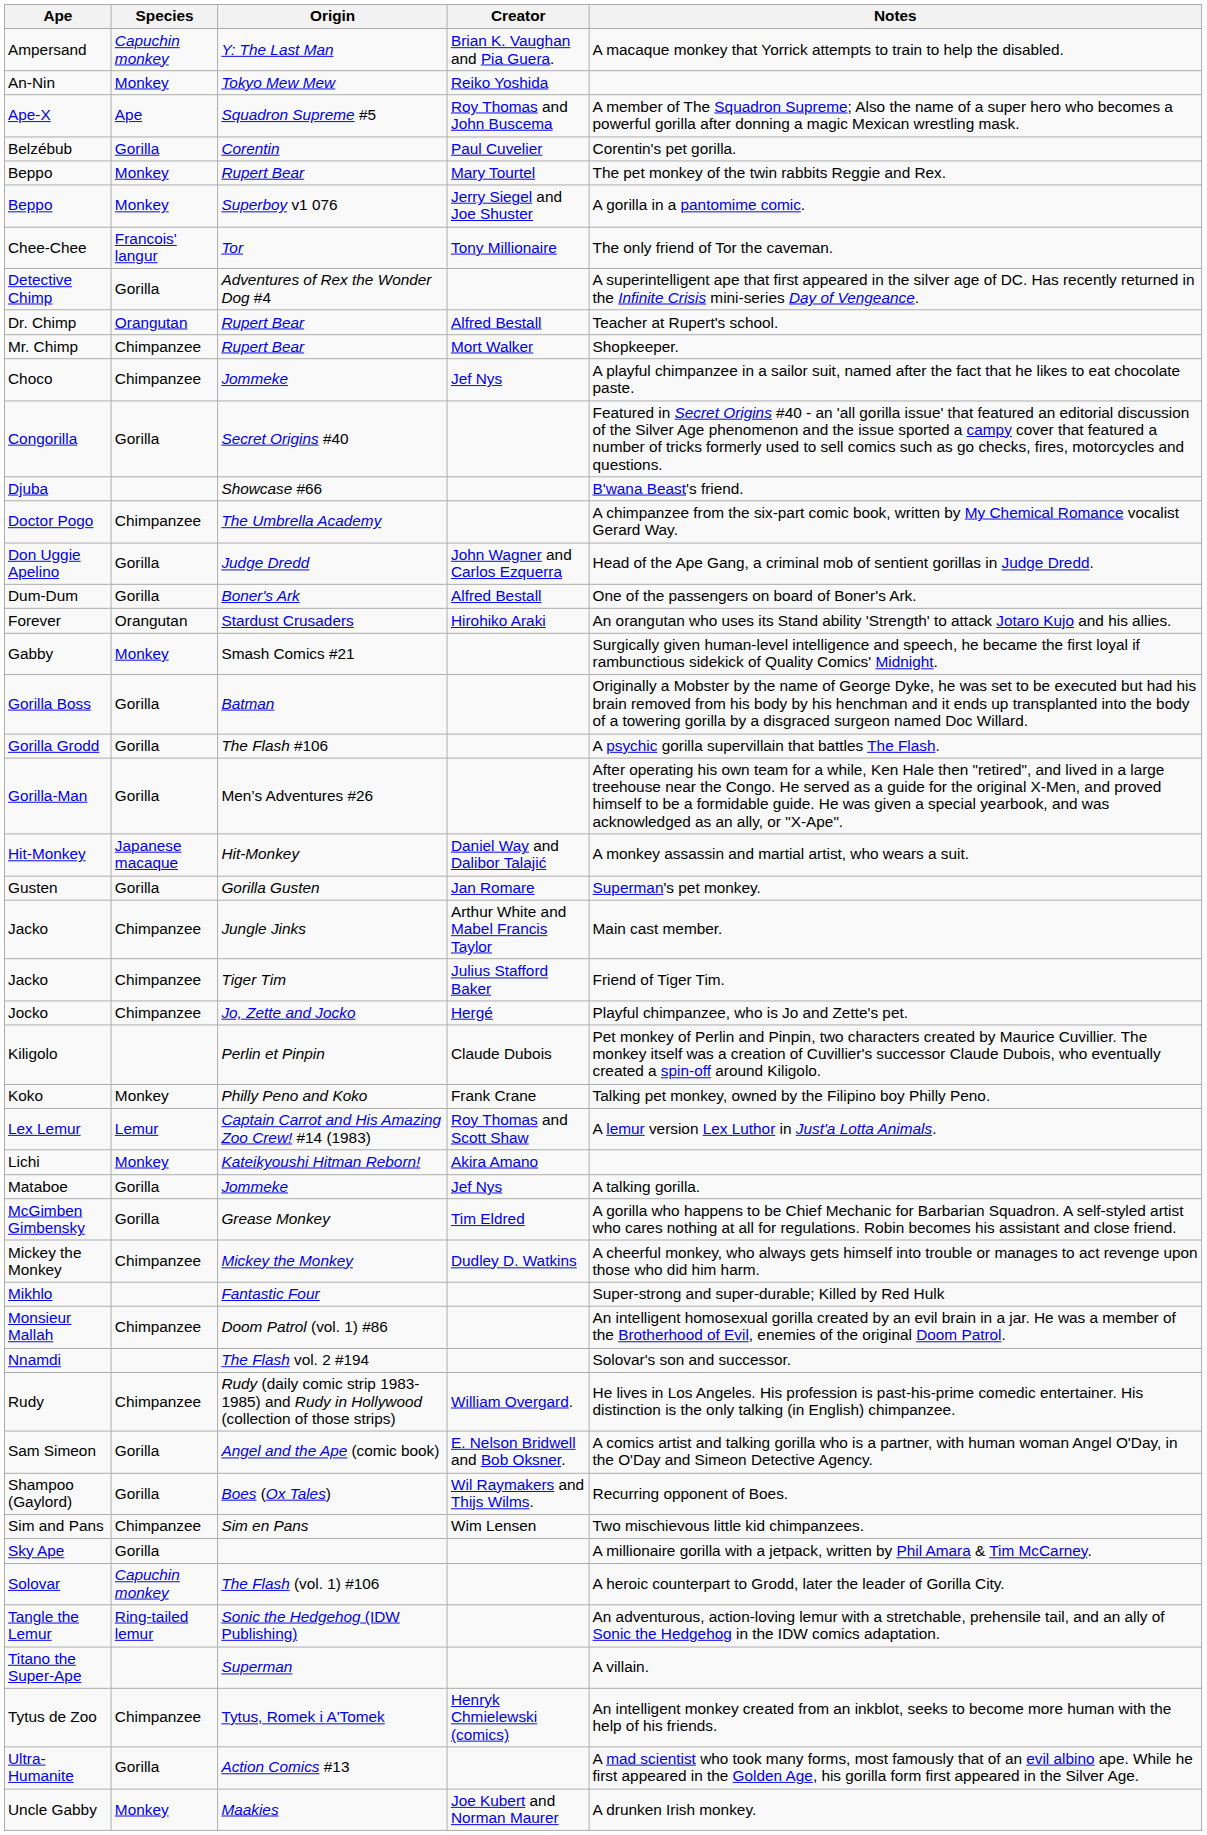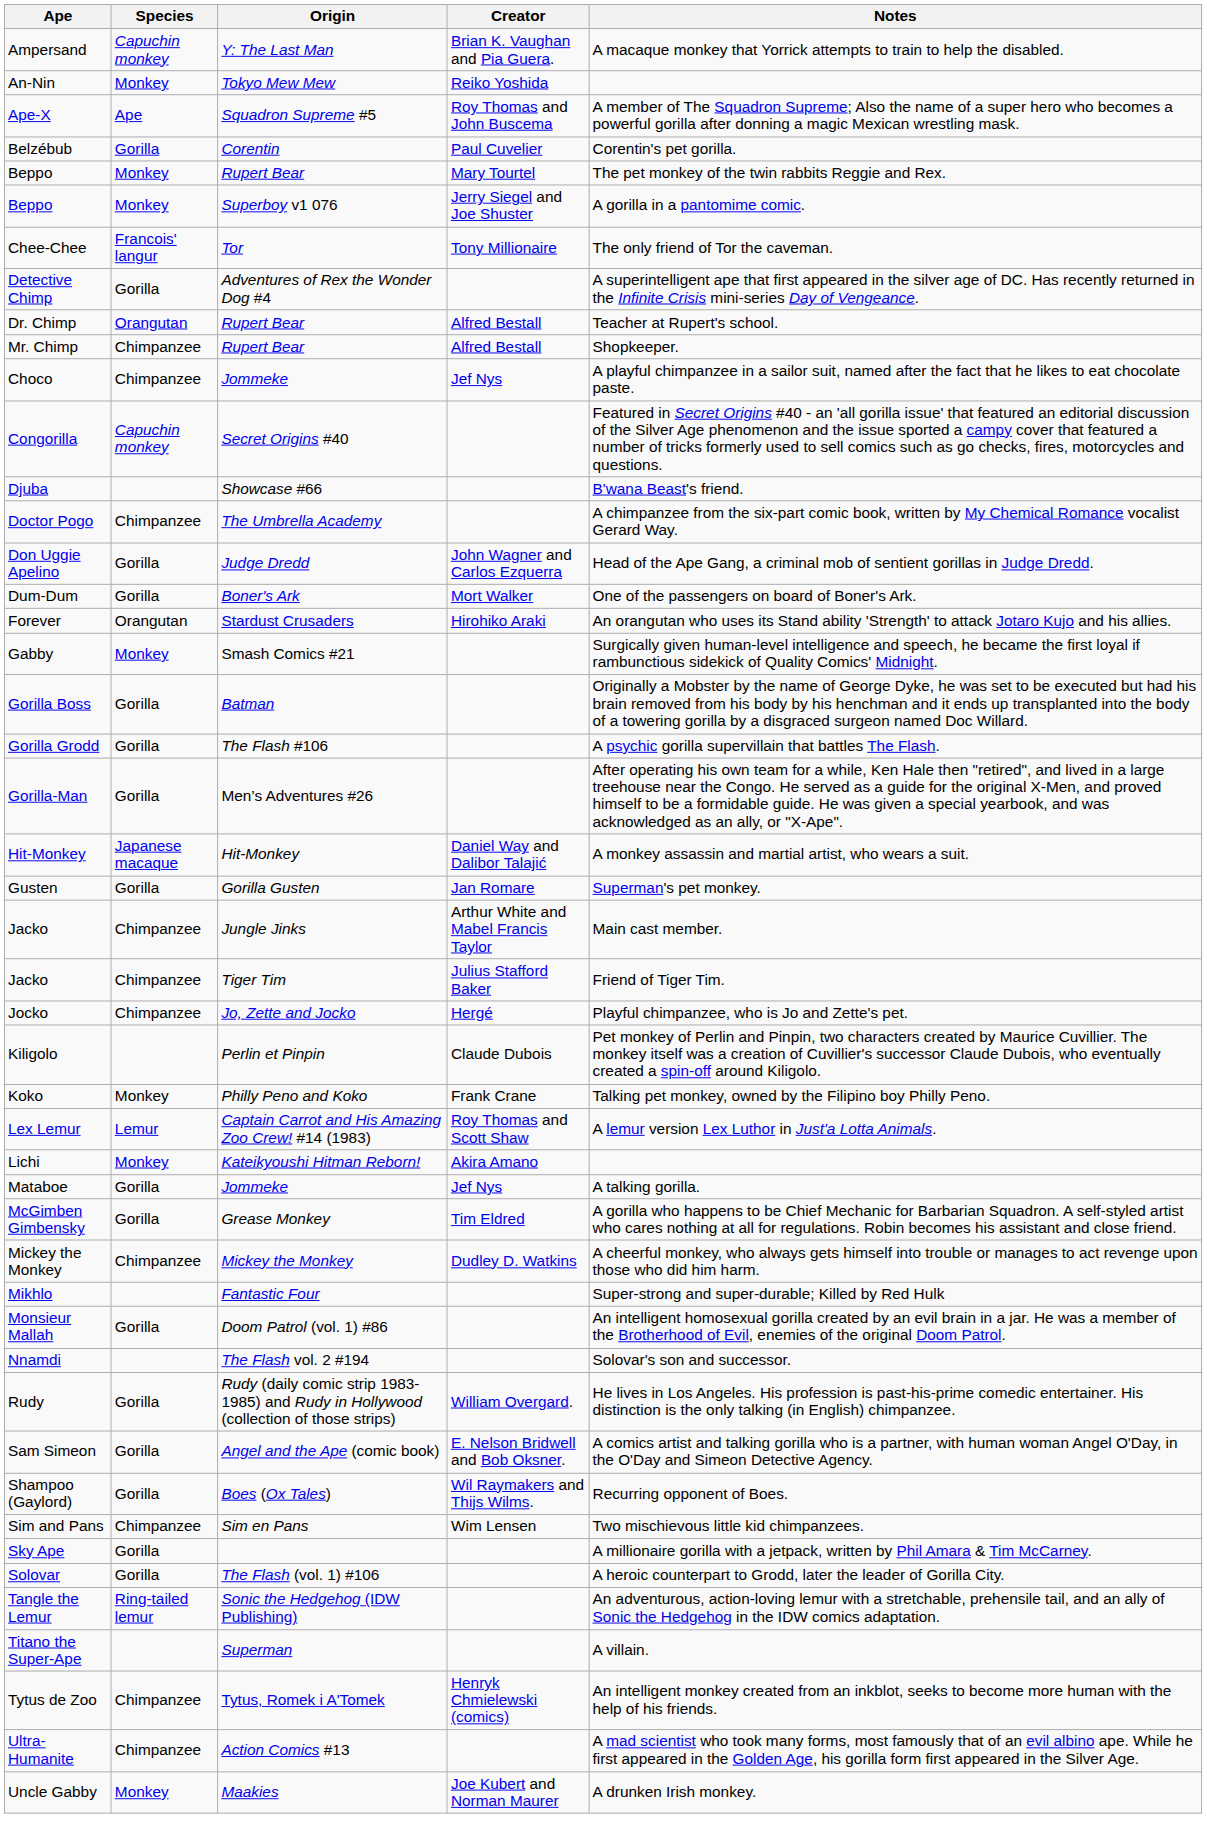(492, 346) Mort Walker -> (496, 346) Alfred Bestall
(137, 438) Gorilla -> (147, 438) Capuchin monkey
(496, 596) Alfred Bestall -> (492, 596) Mort Walker
(158, 1327) Chimpanzee -> (137, 1327) Gorilla
(158, 1401) Chimpanzee -> (137, 1401) Gorilla
(147, 1584) Capuchin monkey -> (137, 1575) Gorilla
(137, 1767) Gorilla -> (158, 1750) Chimpanzee
